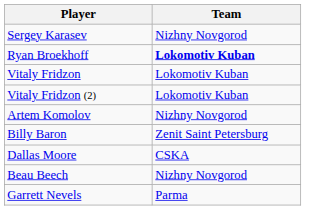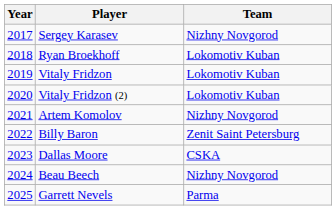+ column: (20, 14)
(205, 54) bold -> (233, 54) normal
